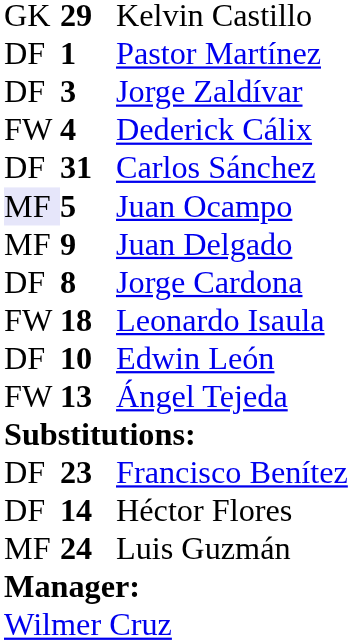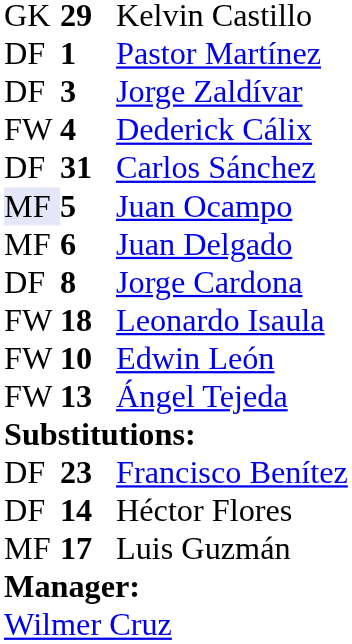(68, 243) 9 -> (68, 243) 6
(25, 358) DF -> (28, 358) FW
(76, 548) 24 -> (76, 548) 17
